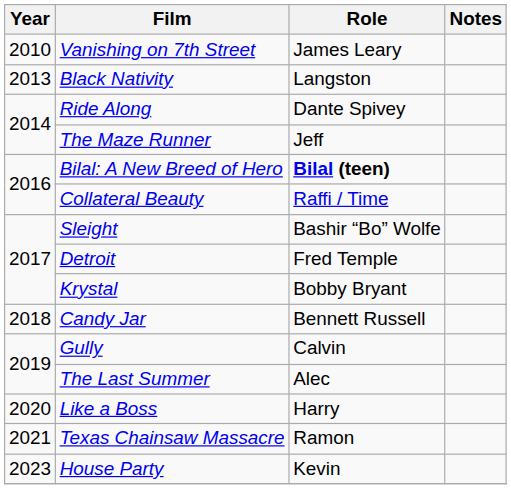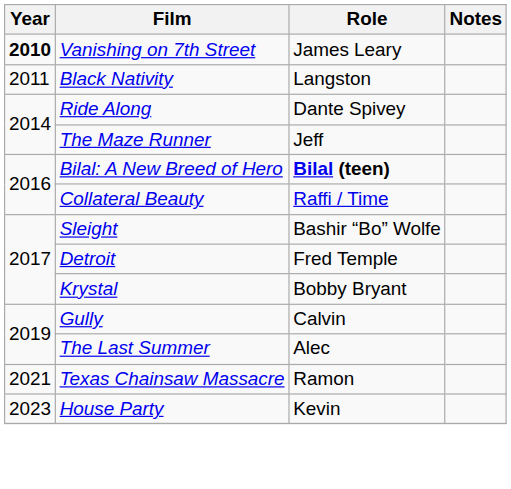(30, 49) normal -> (30, 49) bold
(30, 79) 2013 -> (29, 79) 2011
- row: (103, 318)
- row: (108, 408)
